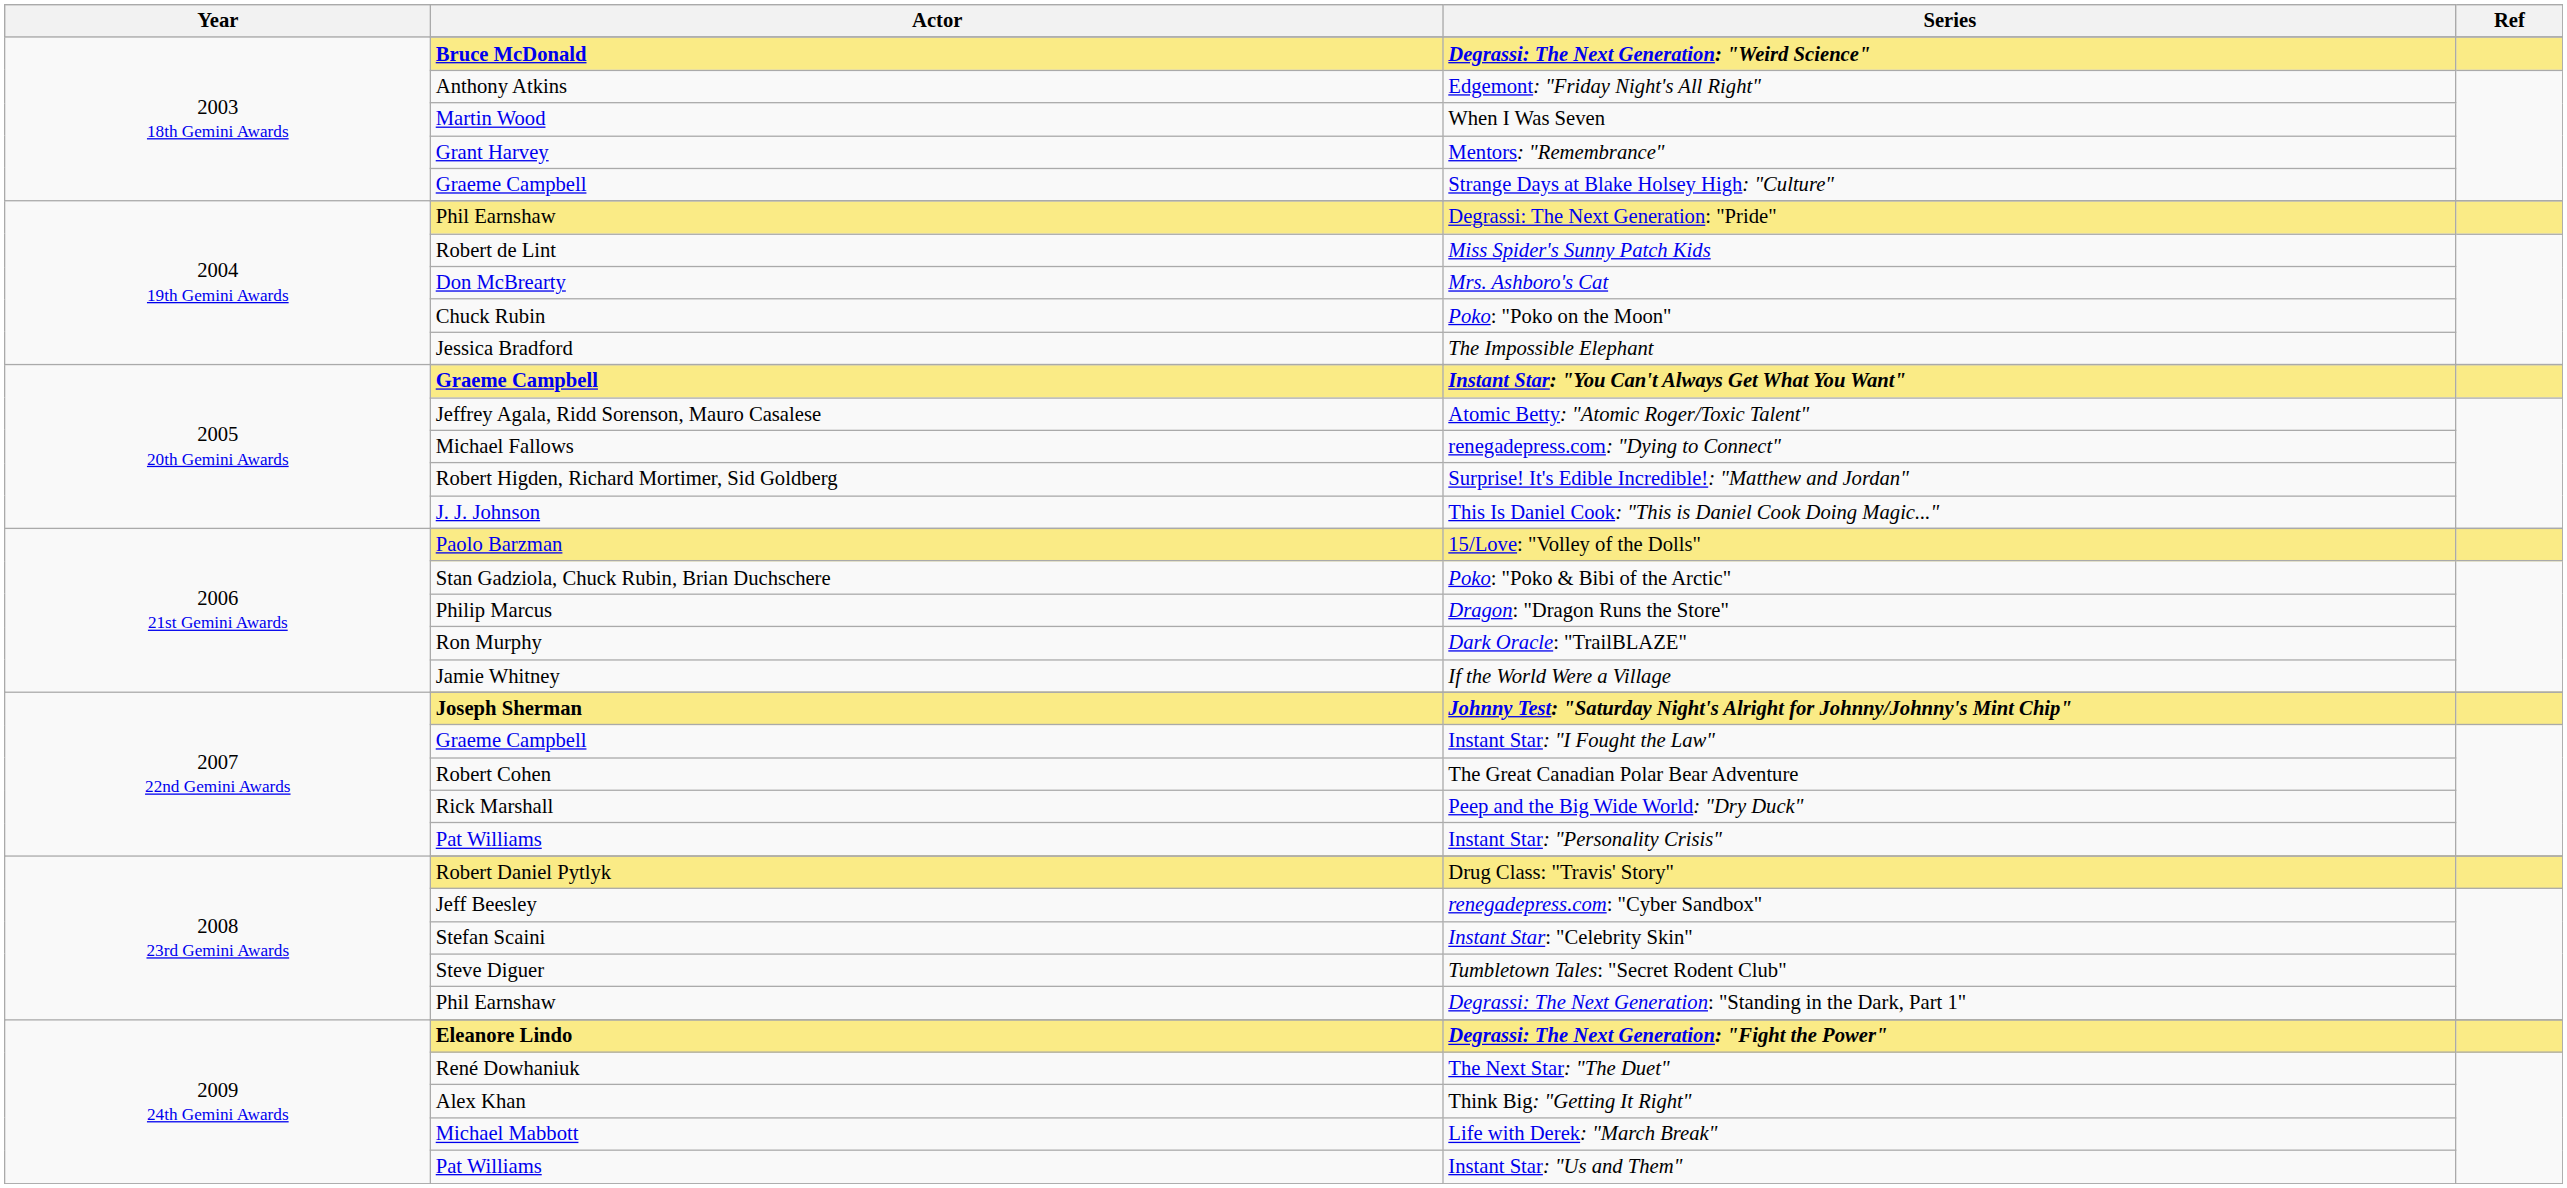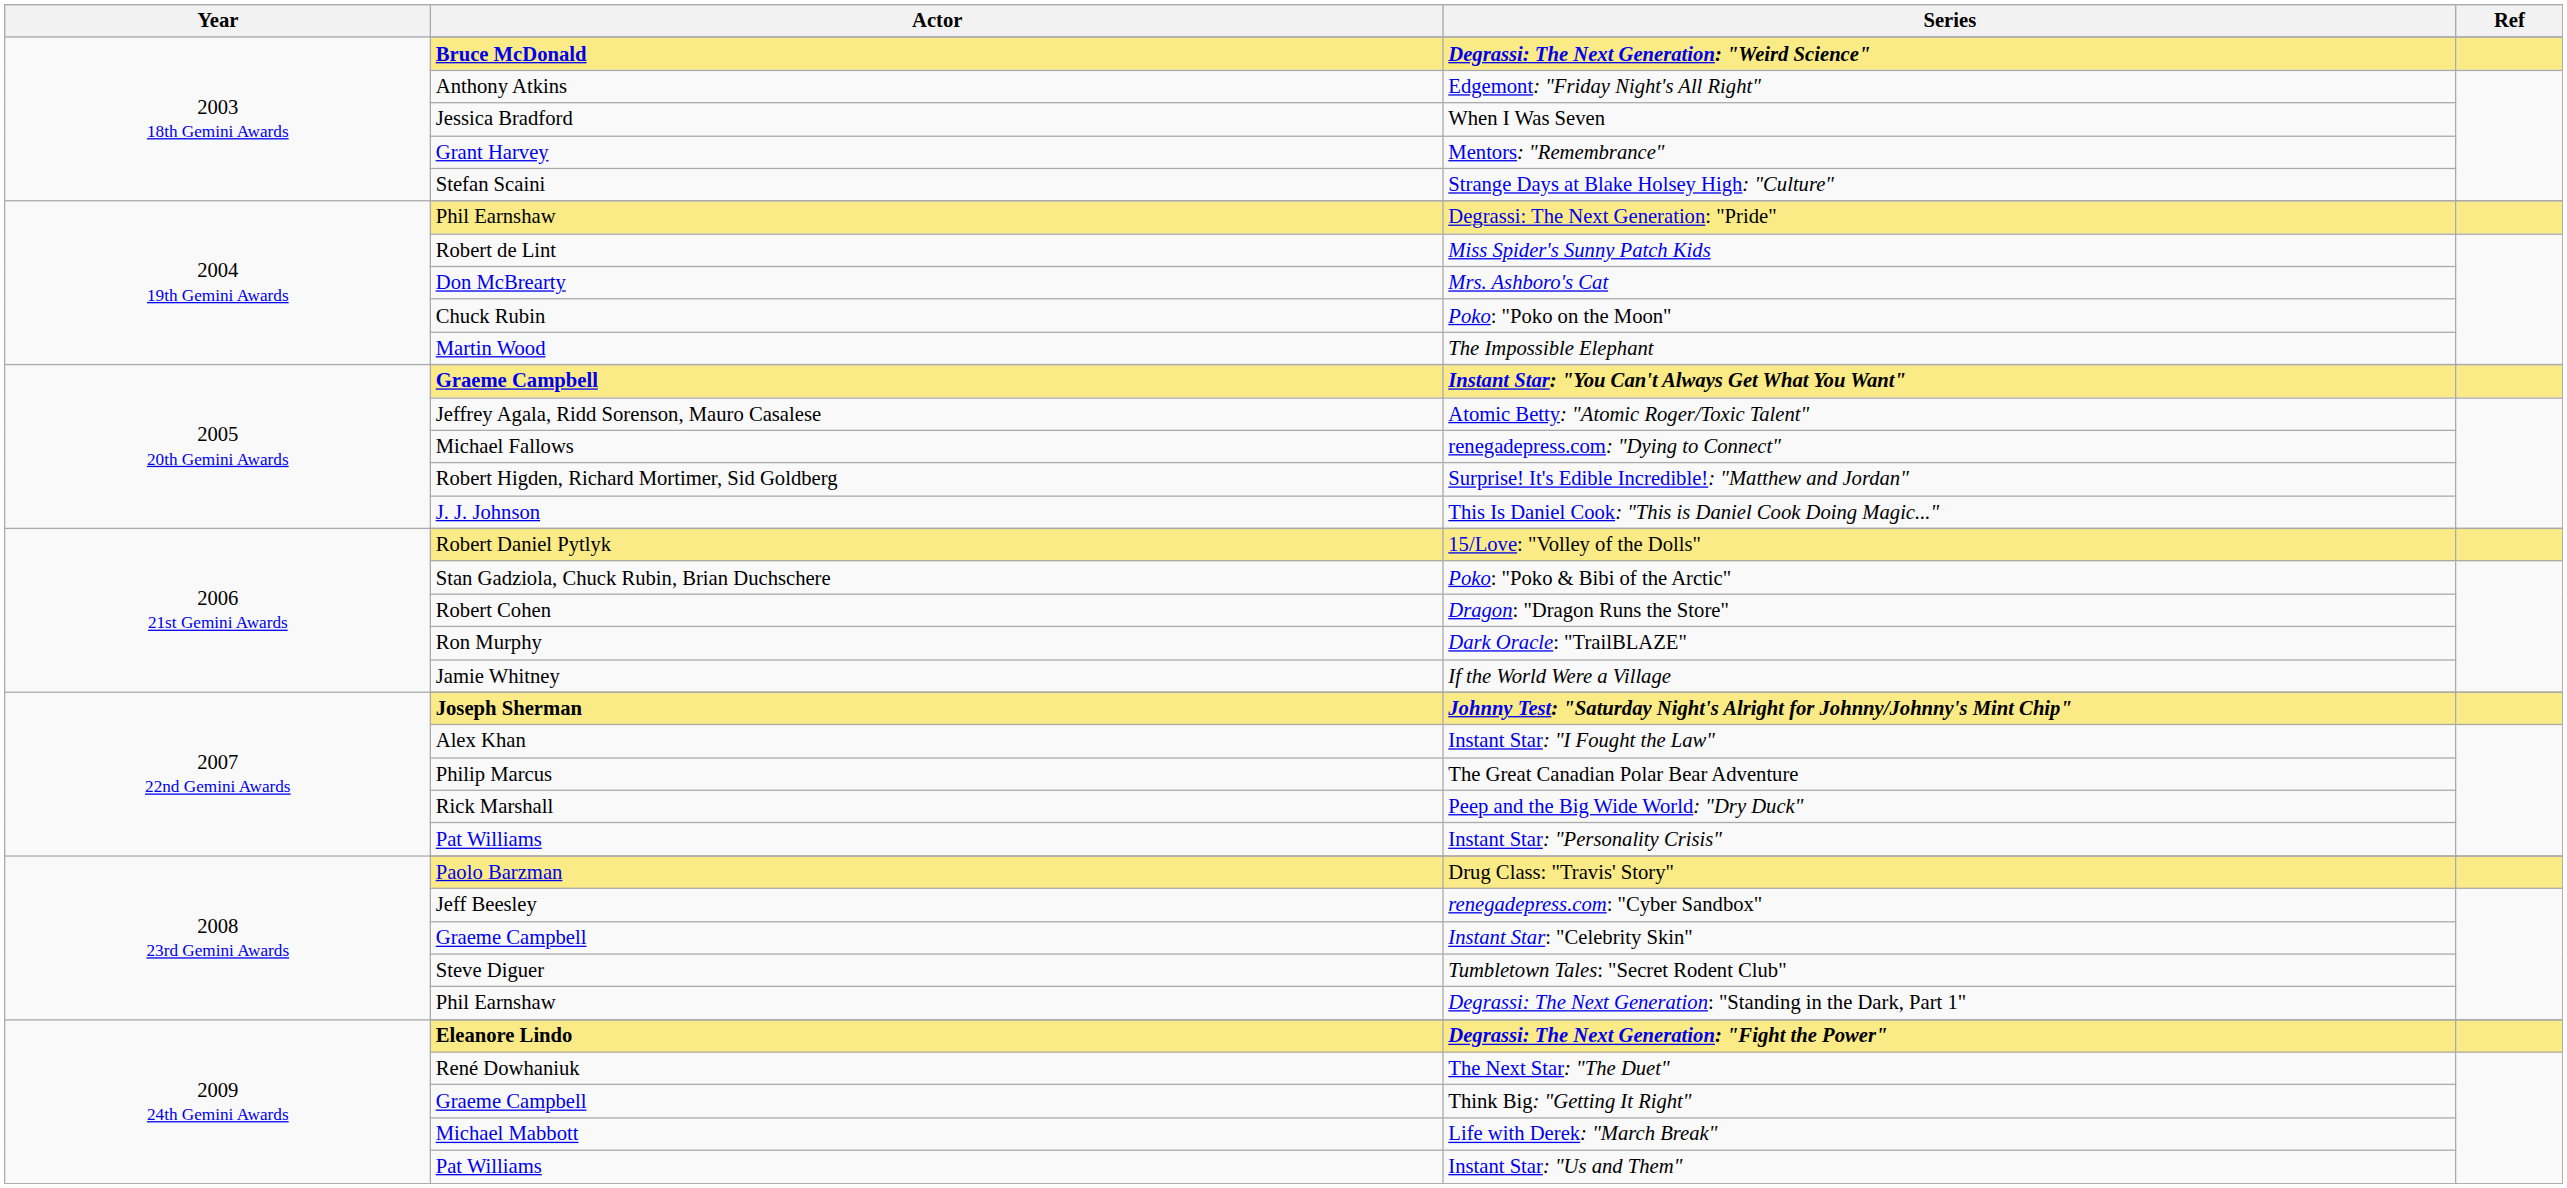(491, 119) Martin Wood -> (504, 119) Jessica Bradford
(511, 184) Graeme Campbell -> (490, 184) Stefan Scaini
(504, 348) Jessica Bradford -> (491, 348) Martin Wood
(499, 544) Paolo Barzman -> (523, 544) Robert Daniel Pytlyk
(494, 610) Philip Marcus -> (493, 610) Robert Cohen
(511, 741) Graeme Campbell -> (481, 741) Alex Khan
(493, 773) Robert Cohen -> (494, 773) Philip Marcus
(523, 871) Robert Daniel Pytlyk -> (499, 871) Paolo Barzman
(490, 937) Stefan Scaini -> (511, 937) Graeme Campbell
(481, 1101) Alex Khan -> (511, 1101) Graeme Campbell
